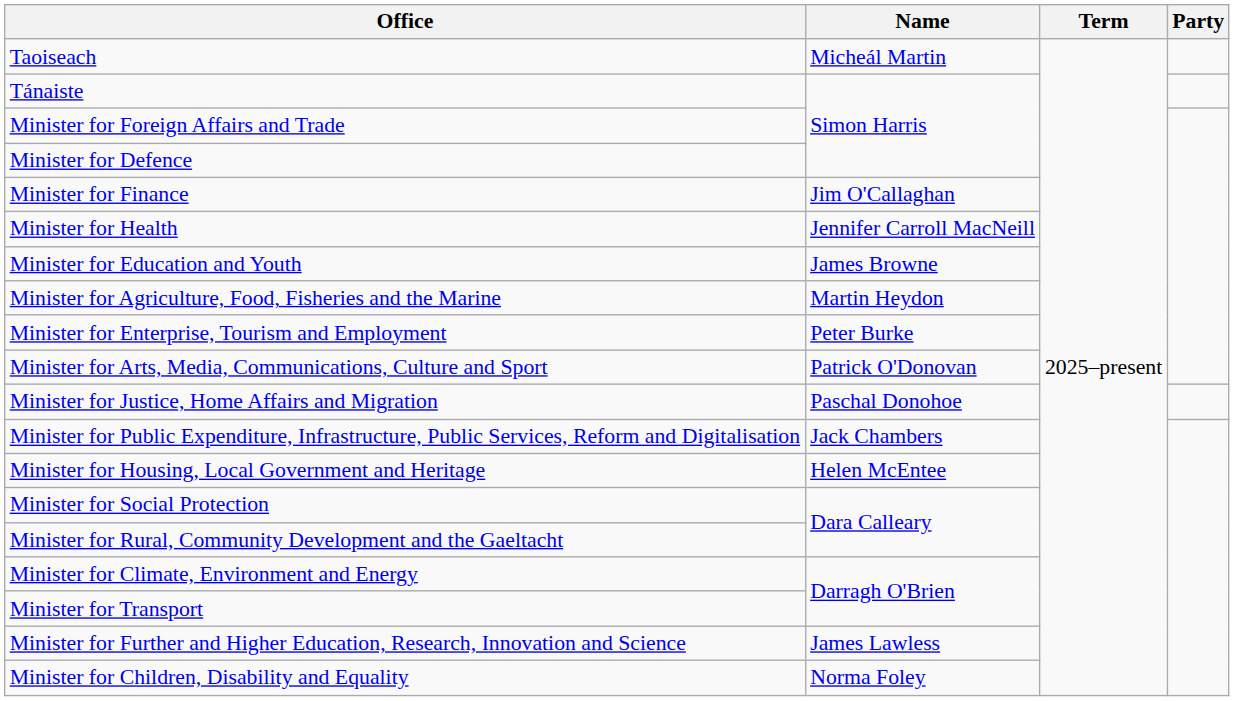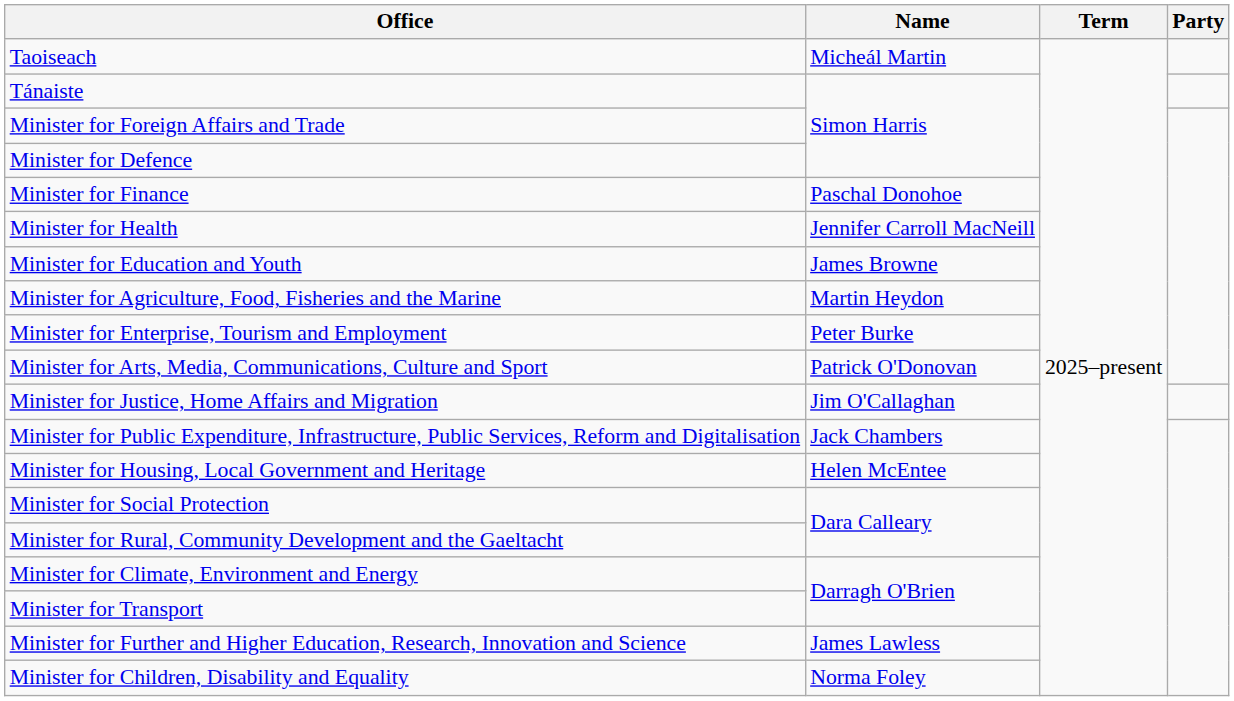(883, 194) Jim O'Callaghan -> (886, 194) Paschal Donohoe
(886, 401) Paschal Donohoe -> (883, 401) Jim O'Callaghan
